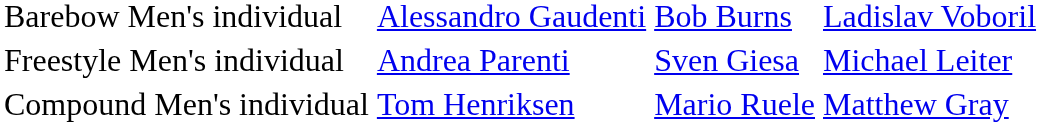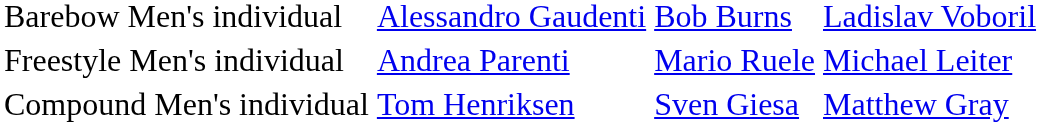(727, 60) Sven Giesa -> (735, 60) Mario Ruele
(735, 104) Mario Ruele -> (727, 104) Sven Giesa
